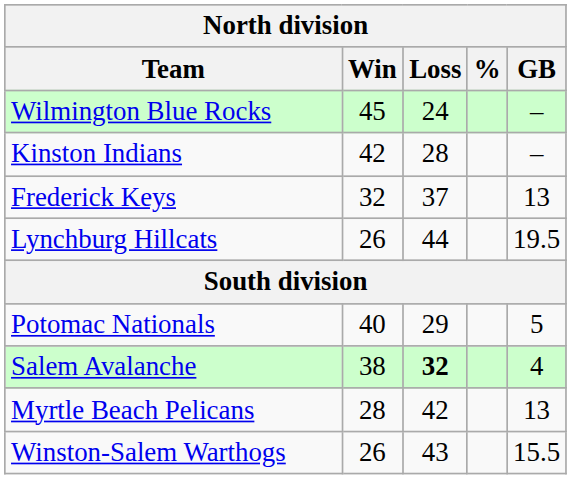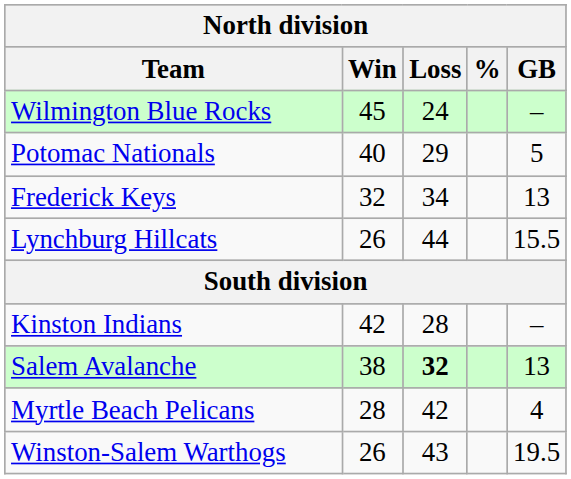rows swapped: (113, 324) <-> (97, 153)
(435, 196) 37 -> (435, 196) 34
(537, 238) 19.5 -> (537, 238) 15.5
(537, 366) 4 -> (537, 366) 13
(537, 409) 13 -> (537, 409) 4
(537, 452) 15.5 -> (537, 452) 19.5
